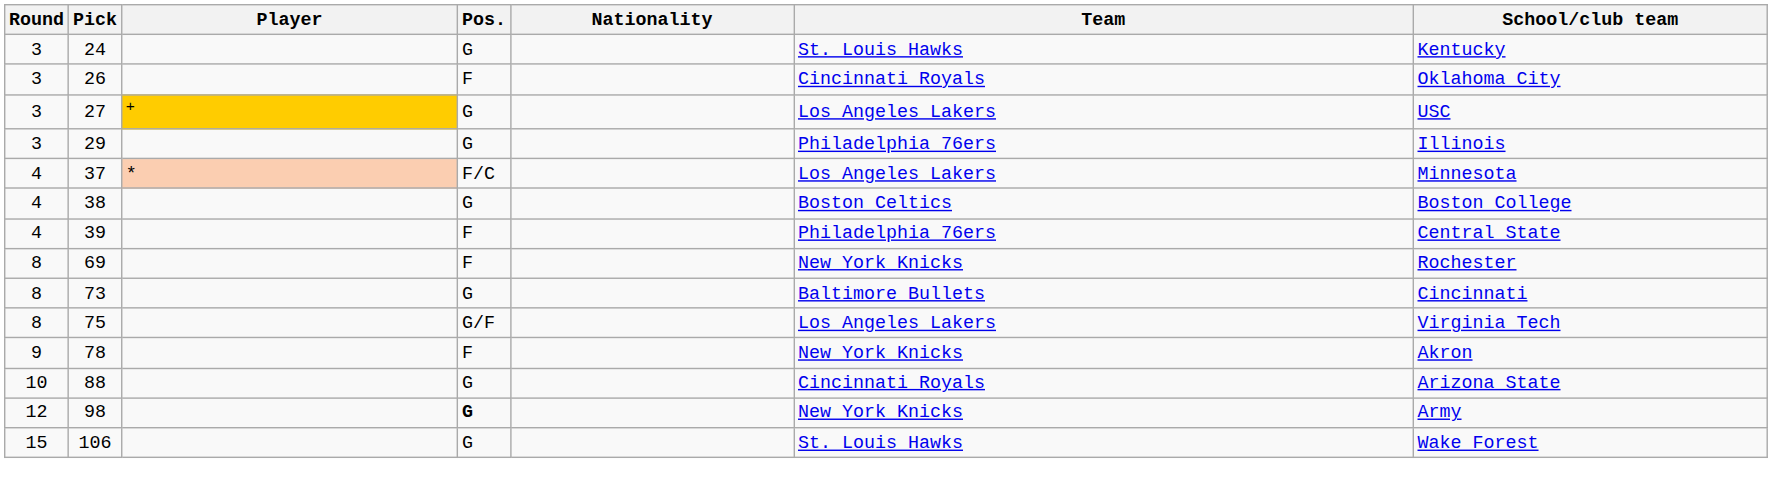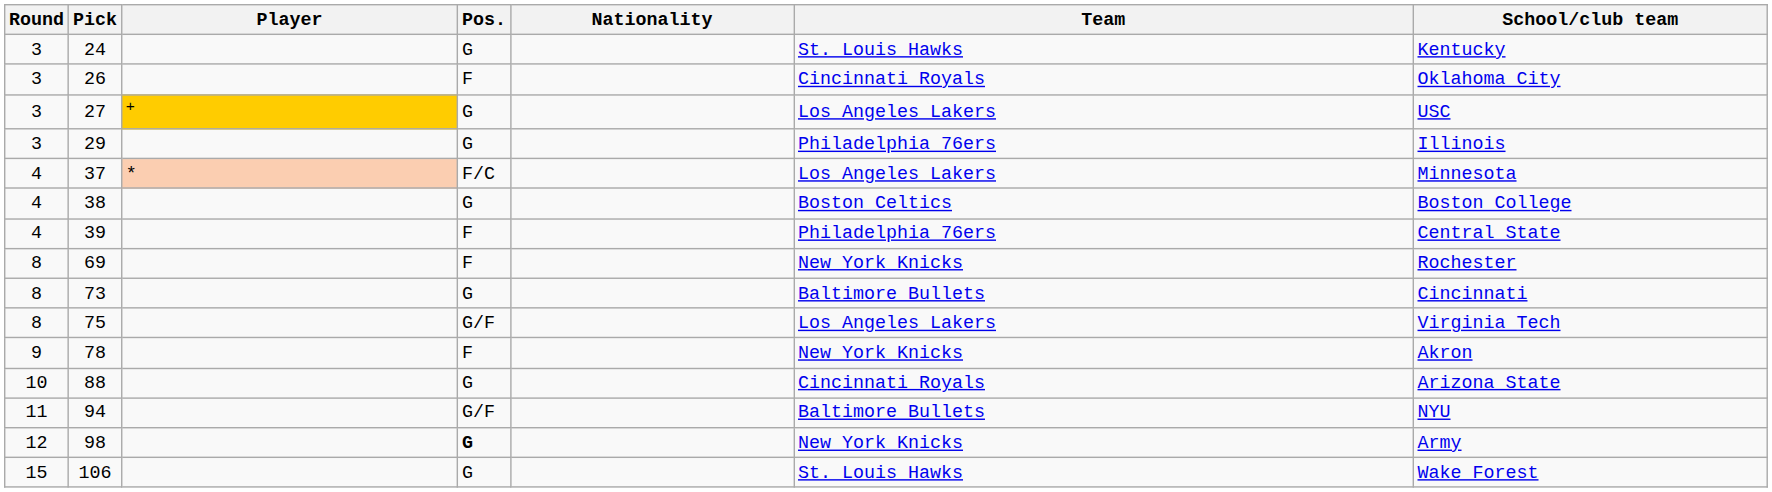+ row: (95, 413)
